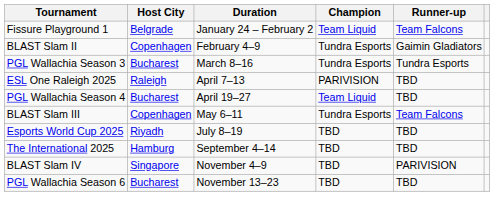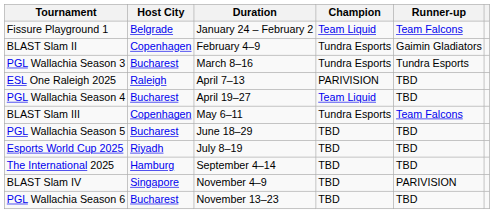+ row: (66, 132)
